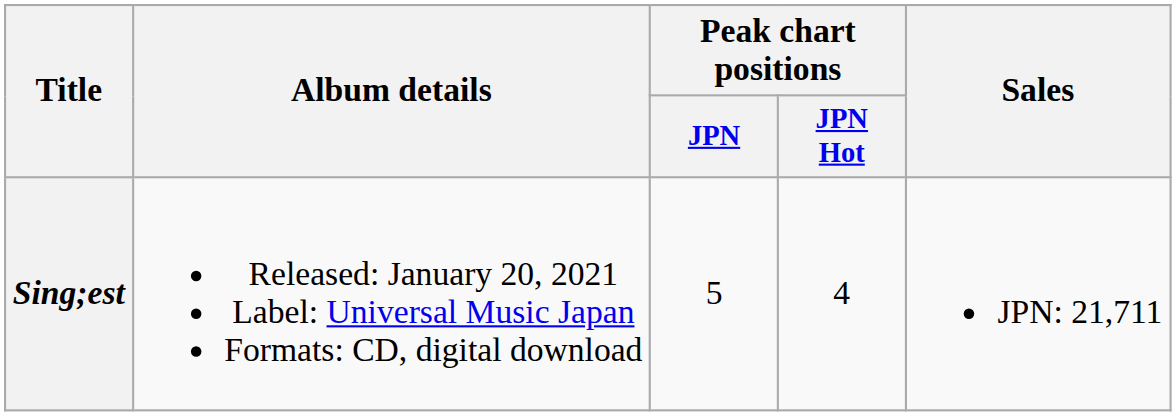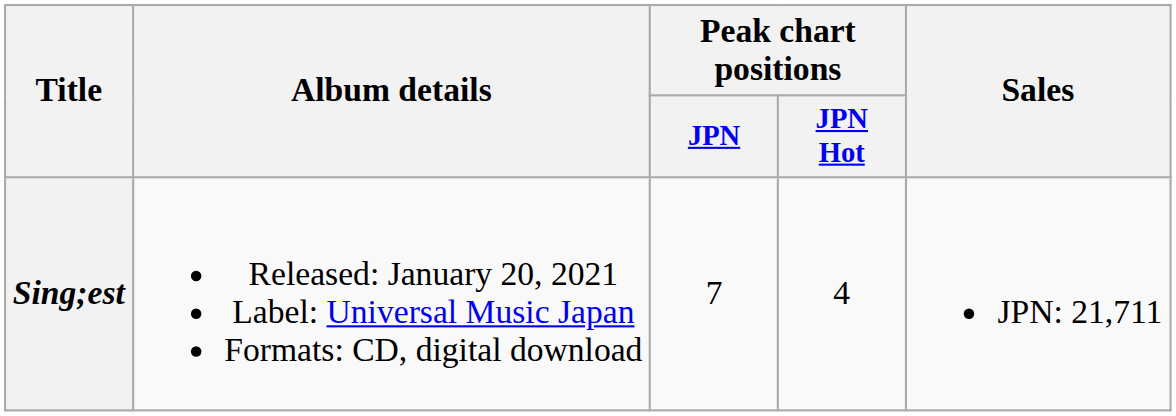(714, 293) 5 -> (714, 293) 7
